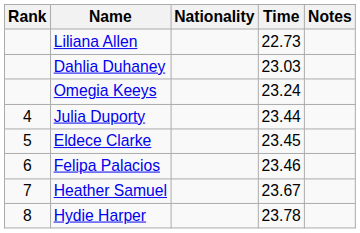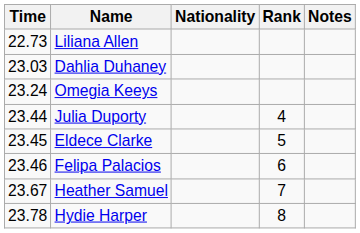columns swapped: (27, 16) <-> (281, 16)
